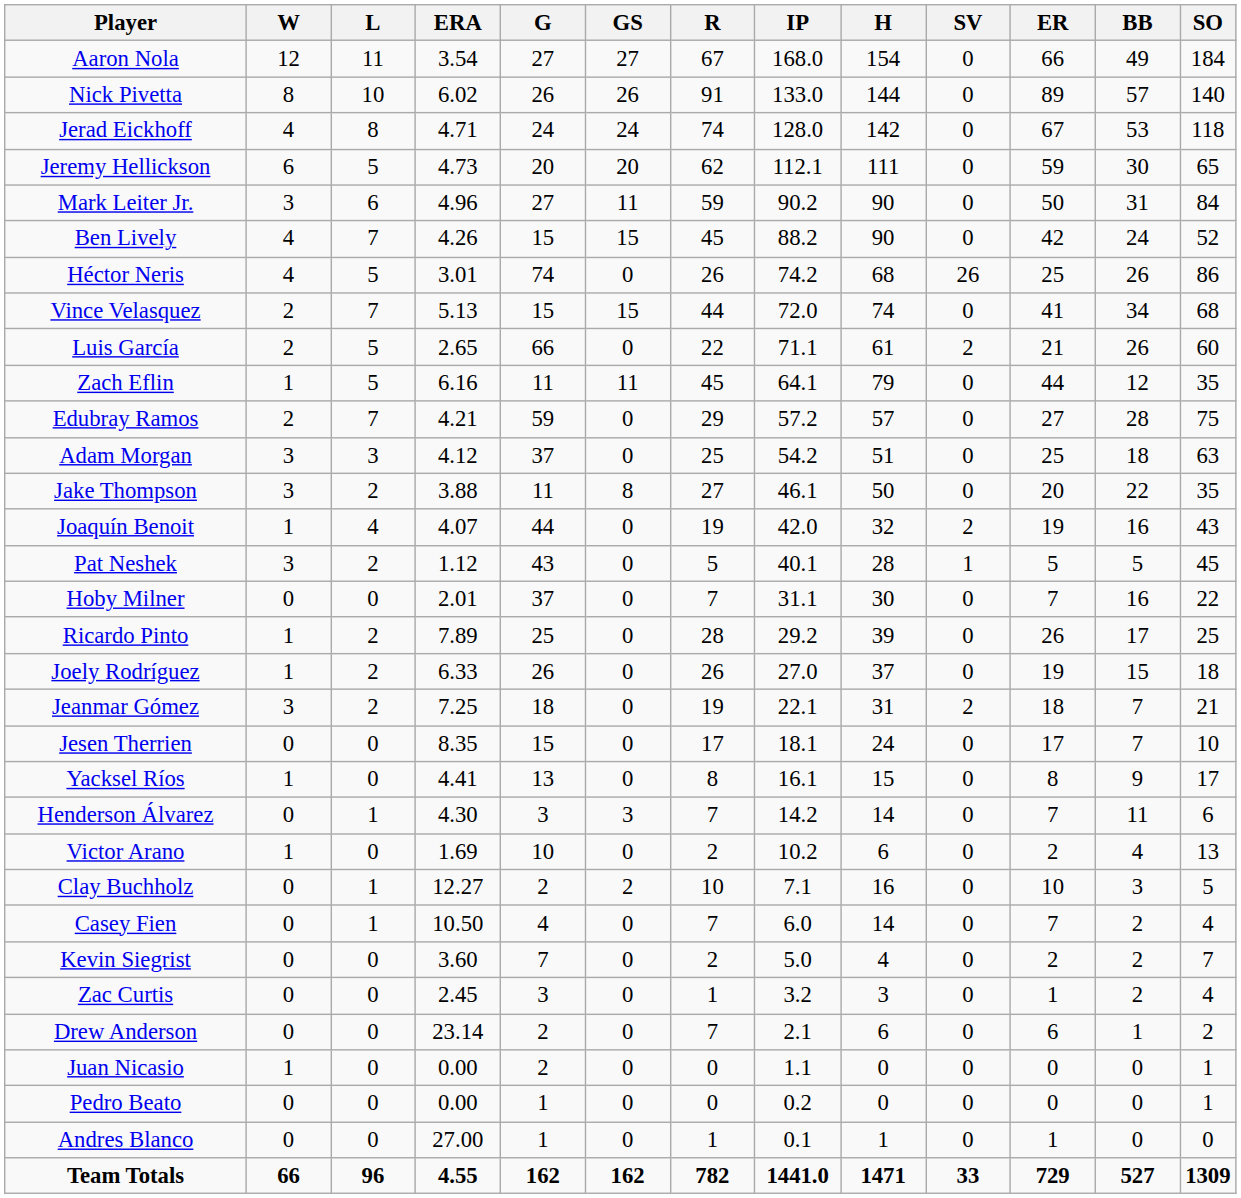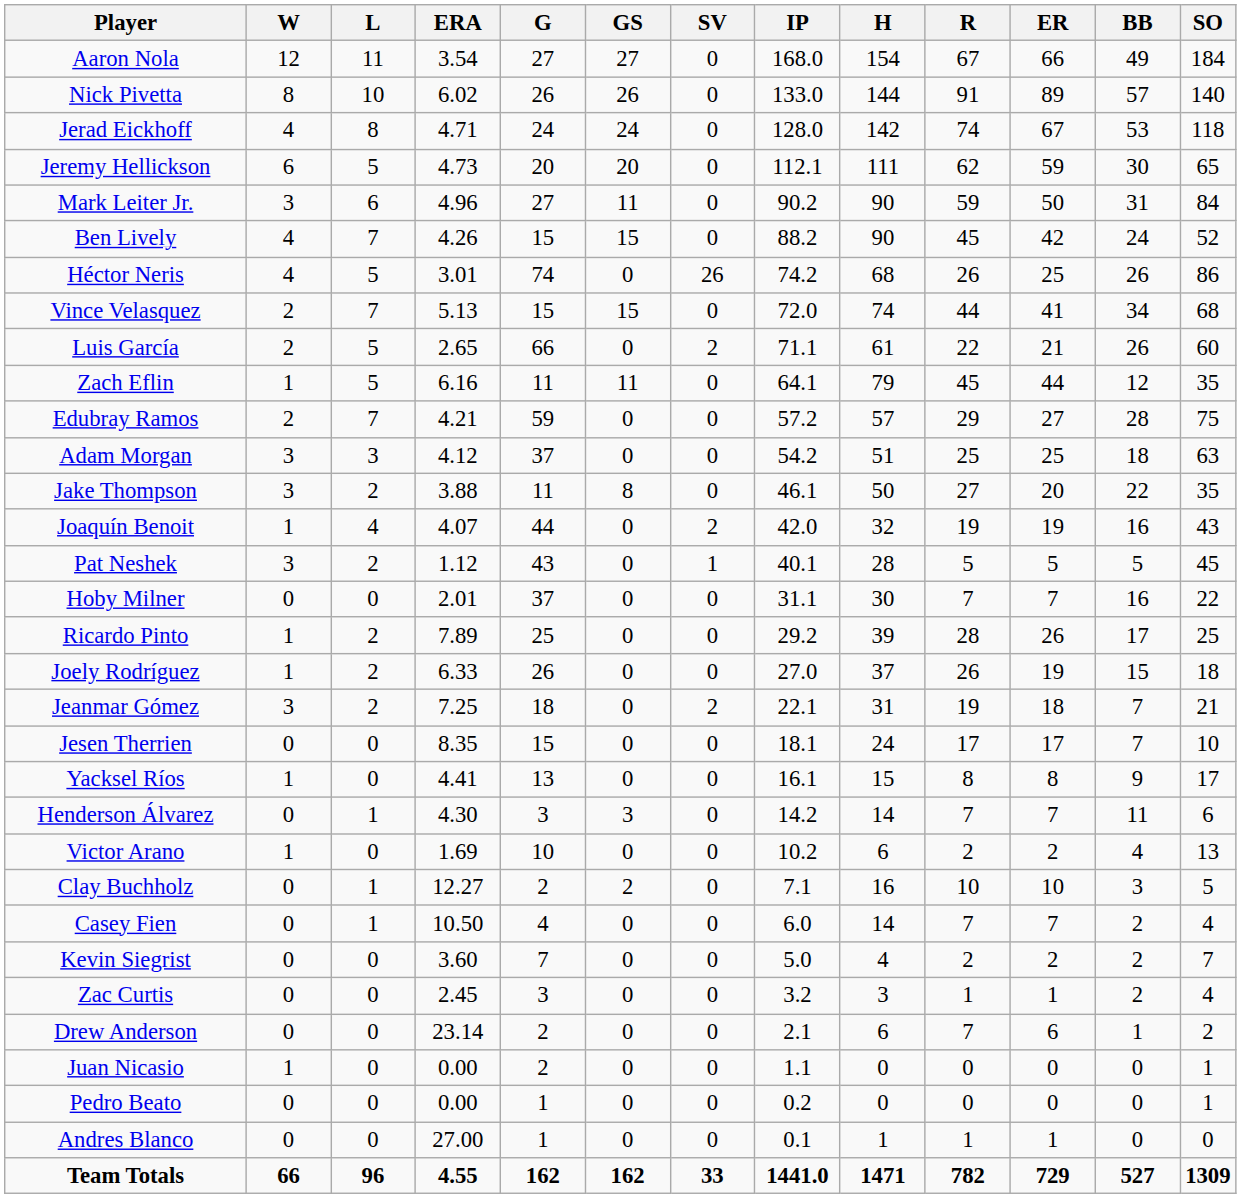columns swapped: (968, 22) <-> (712, 22)
